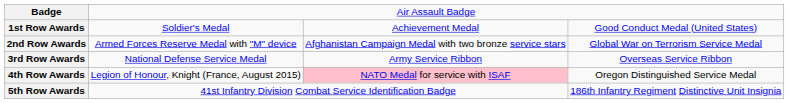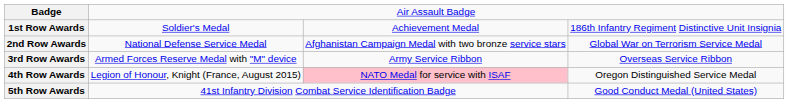(676, 28) Good Conduct Medal (United States) -> (676, 28) 186th Infantry Regiment Distinctive Unit Insignia
(196, 43) Armed Forces Reserve Medal with "M" device -> (196, 43) National Defense Service Medal
(196, 59) National Defense Service Medal -> (196, 59) Armed Forces Reserve Medal with "M" device
(676, 91) 186th Infantry Regiment Distinctive Unit Insignia -> (676, 91) Good Conduct Medal (United States)
